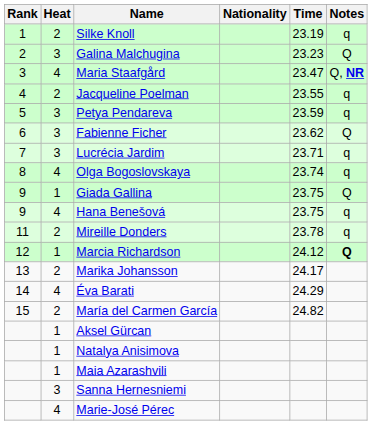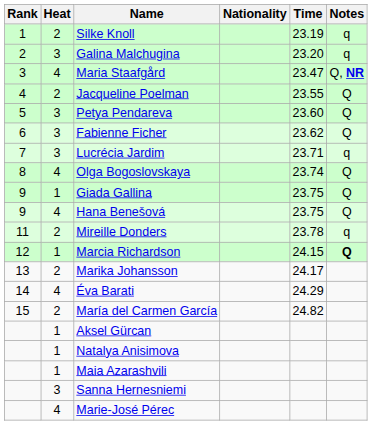(308, 53) 23.23 -> (308, 53) 23.20
(347, 53) Q -> (347, 53) q
(347, 93) q -> (347, 93) Q
(308, 113) 23.59 -> (308, 113) 23.60
(347, 113) q -> (347, 113) Q
(347, 172) q -> (347, 172) Q
(347, 212) q -> (347, 212) Q
(308, 251) 24.12 -> (308, 251) 24.15
